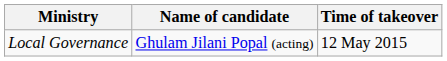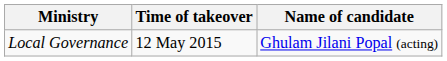columns swapped: (224, 17) <-> (379, 17)
